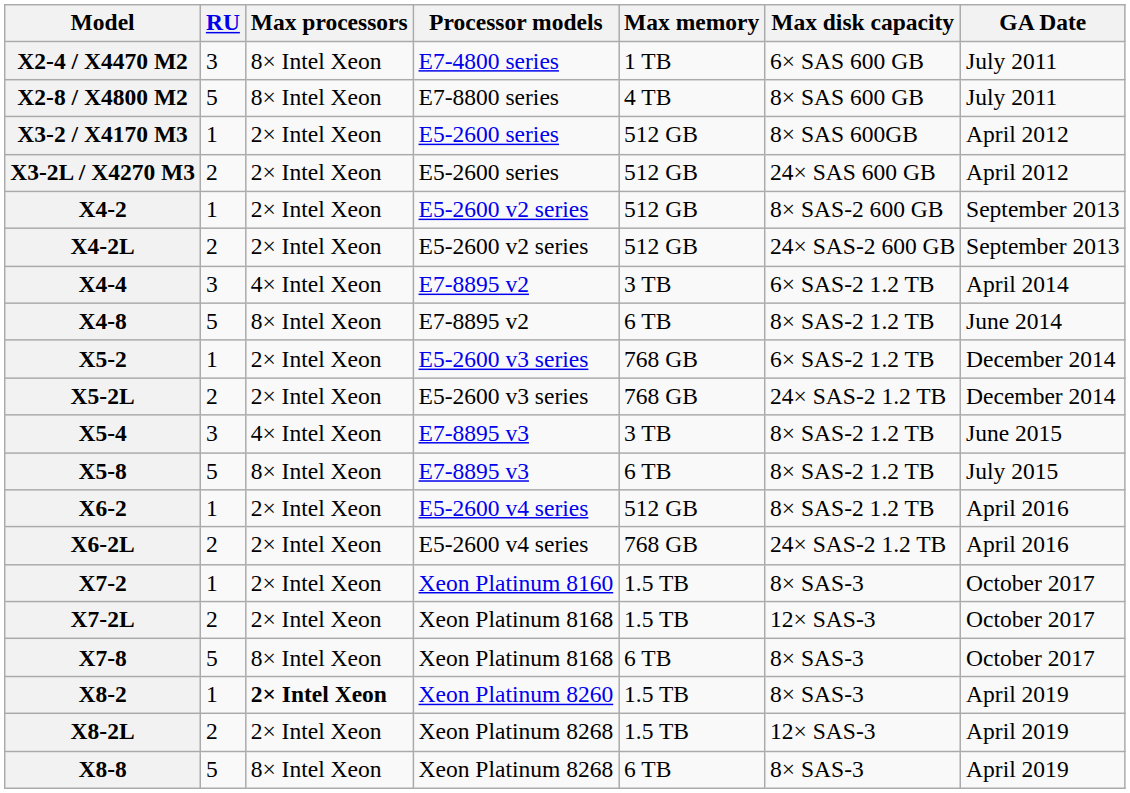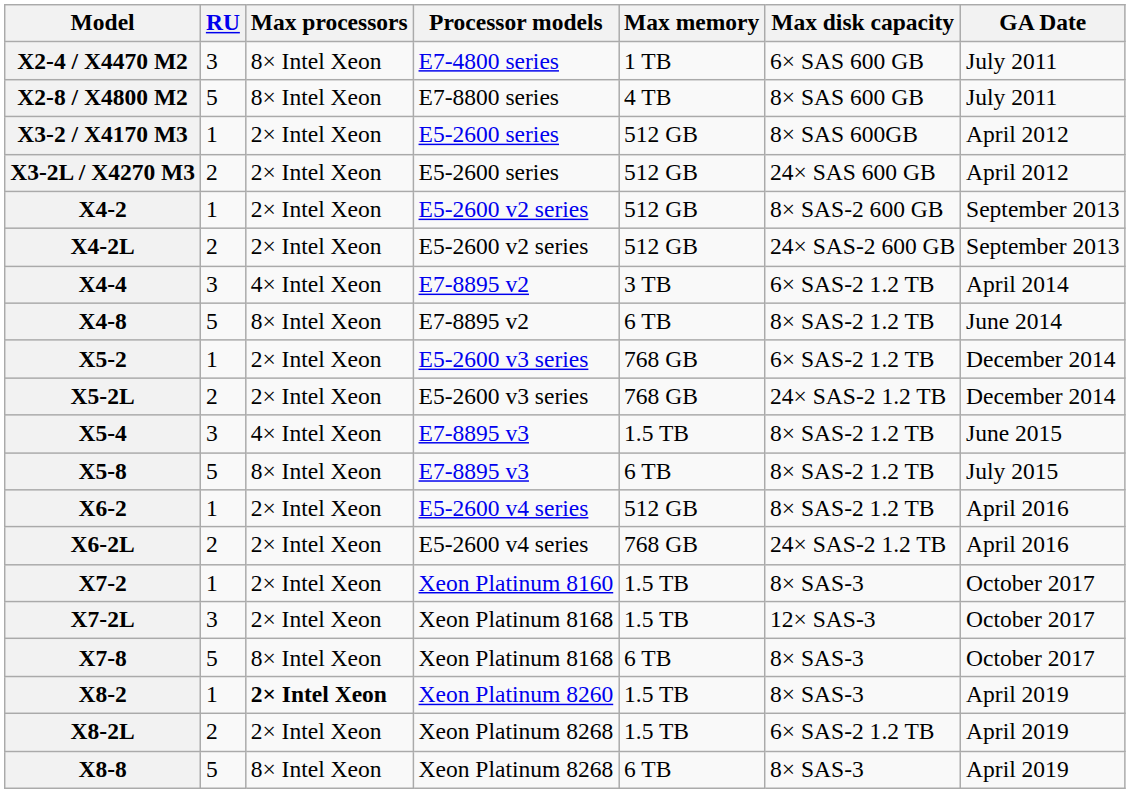(648, 433) 3 TB -> (657, 433) 1.5 TB
(212, 619) 2 -> (212, 619) 3
(823, 731) 12× SAS-3 -> (852, 731) 6× SAS-2 1.2 TB
